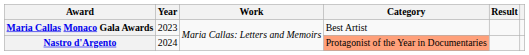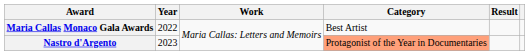(168, 27) 2023 -> (168, 27) 2022
(168, 43) 2024 -> (168, 43) 2023
